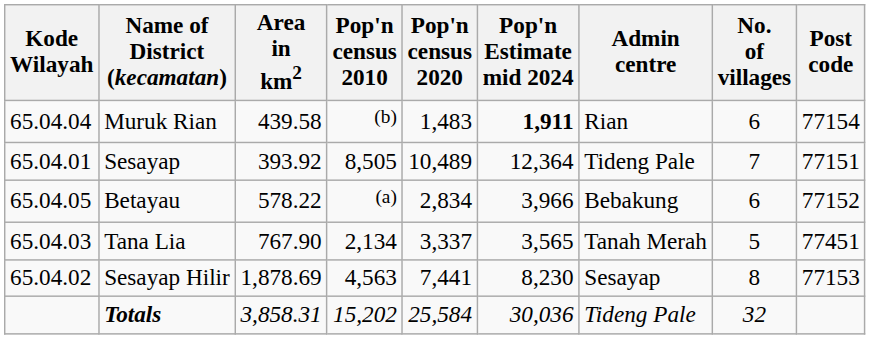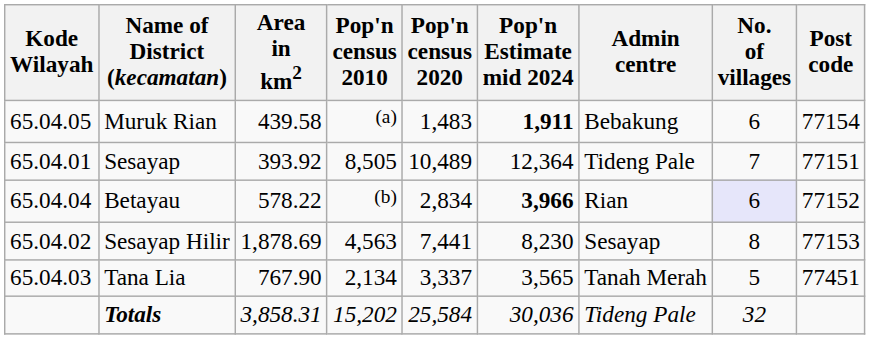(51, 121) 65.04.04 -> (51, 121) 65.04.05
(386, 116) (b) -> (386, 116) (a)
(606, 121) Rian -> (631, 121) Bebakung
(51, 201) 65.04.05 -> (51, 201) 65.04.04
(386, 196) (a) -> (386, 196) (b)
(547, 201) normal -> (547, 201) bold
(631, 201) Bebakung -> (606, 201) Rian
(754, 201) no background -> (754, 201) lavender background
rows swapped: (167, 277) <-> (145, 241)
